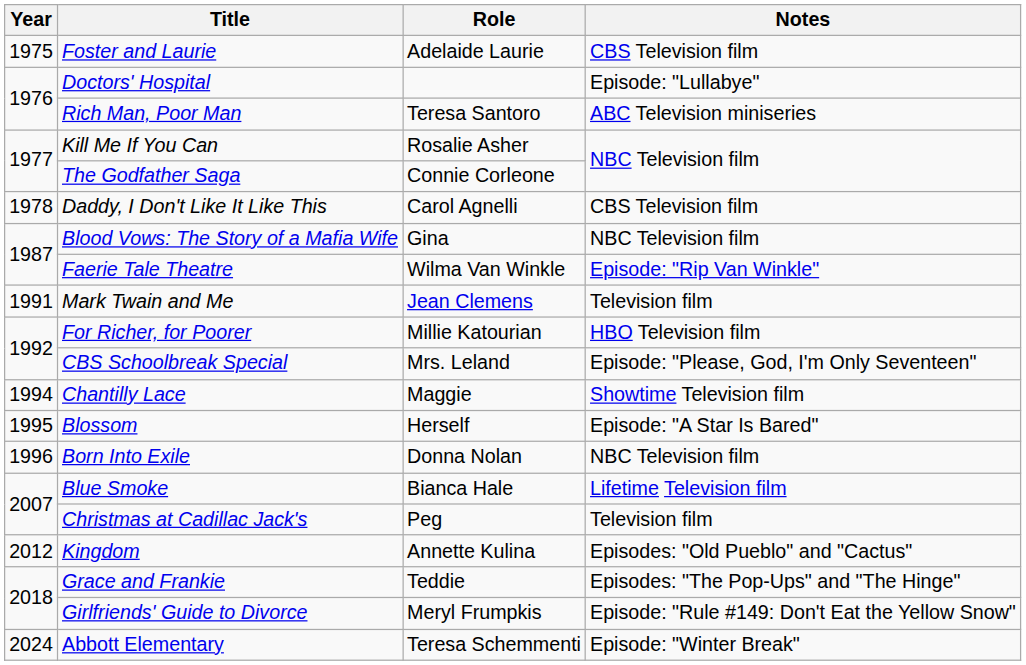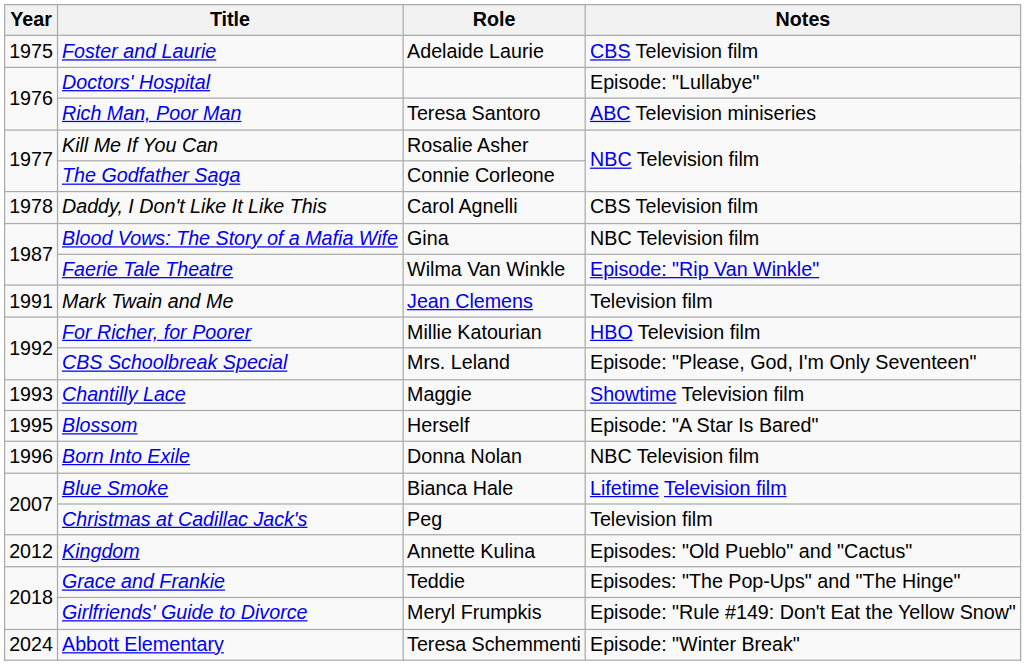(31, 394) 1994 -> (31, 394) 1993
